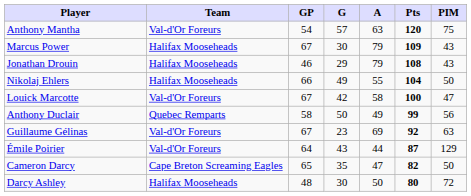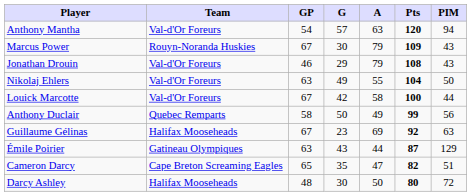(449, 30) 75 -> (449, 30) 94
(193, 47) Halifax Mooseheads -> (202, 47) Rouyn-Noranda Huskies
(193, 64) Halifax Mooseheads -> (185, 64) Val-d'Or Foreurs
(193, 81) Halifax Mooseheads -> (185, 81) Val-d'Or Foreurs
(306, 81) 66 -> (306, 81) 63
(449, 98) 47 -> (449, 98) 44
(185, 132) Val-d'Or Foreurs -> (193, 132) Halifax Mooseheads
(185, 149) Val-d'Or Foreurs -> (196, 149) Gatineau Olympiques
(306, 149) 64 -> (306, 149) 63
(449, 166) 50 -> (449, 166) 51
